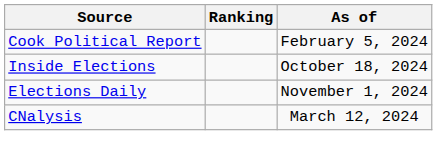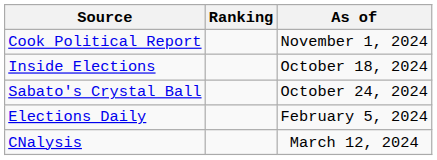(354, 42) February 5, 2024 -> (354, 42) November 1, 2024
+ row: (105, 92)
(354, 92) November 1, 2024 -> (354, 117) February 5, 2024
